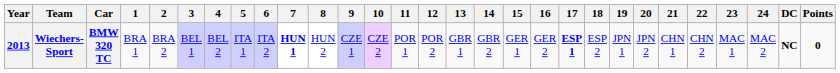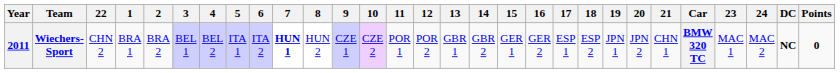columns swapped: (104, 13) <-> (702, 13)
(18, 45) 2013 -> (18, 45) 2011
(572, 45) bold -> (566, 45) normal
